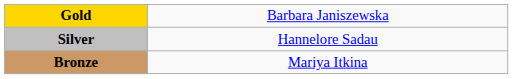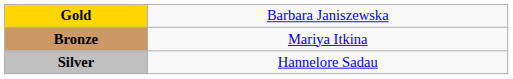rows swapped: (76, 39) <-> (76, 62)
